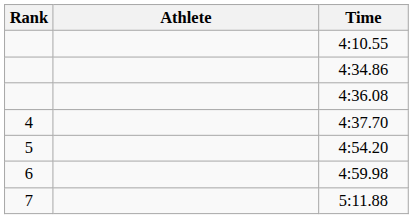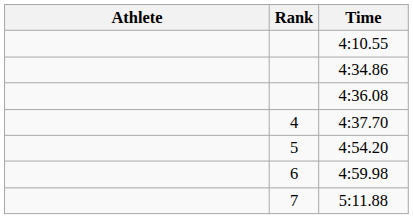columns swapped: (29, 17) <-> (186, 17)
